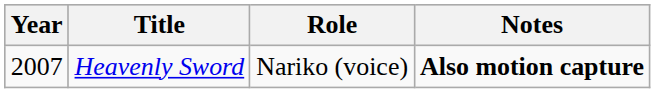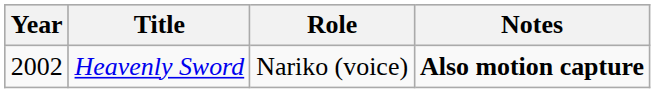(37, 66) 2007 -> (37, 66) 2002
